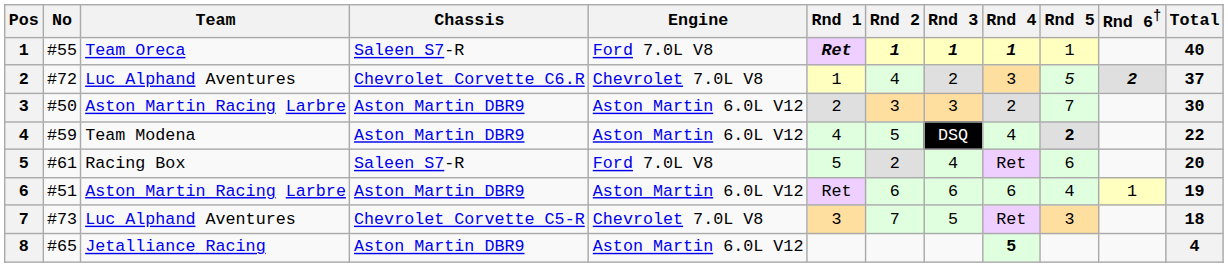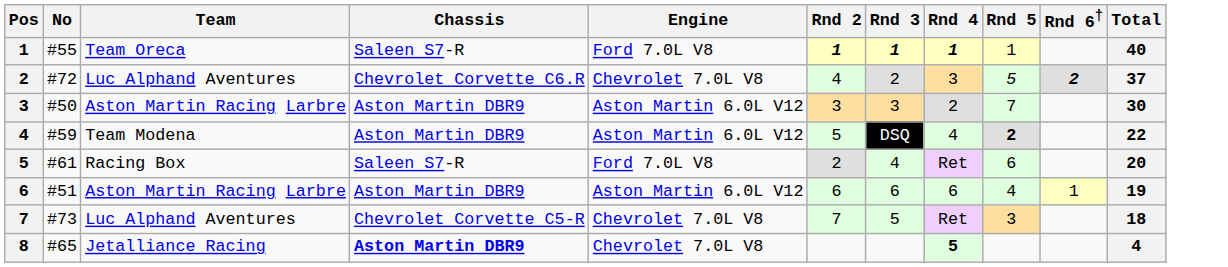- column: (837, 21)
(439, 247) normal -> (439, 247) bold
(698, 247) Aston Martin 6.0L V12 -> (678, 247) Chevrolet 7.0L V8
